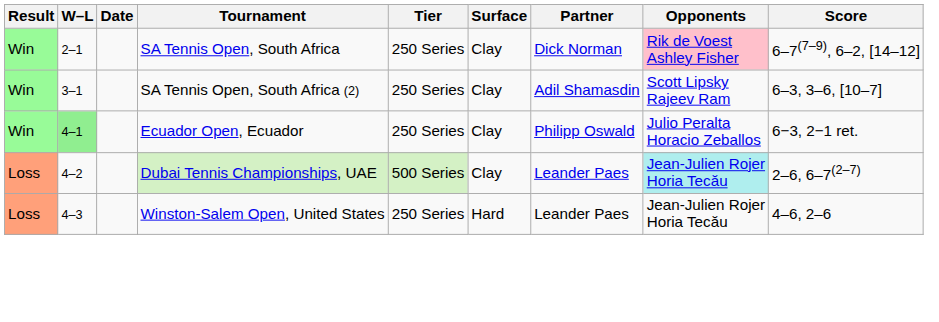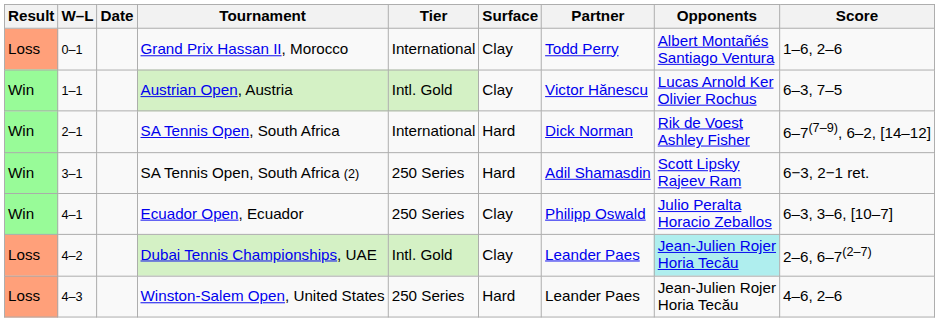+ row: (244, 49)
+ row: (217, 90)
(428, 49) 250 Series -> (434, 131) International
(487, 49) Clay -> (499, 131) Hard
(693, 49) pink background -> (704, 131) no background
(487, 90) Clay -> (499, 172) Hard
(827, 90) 6–3, 3–6, [10–7] -> (826, 172) 6−3, 2−1 ret.
(72, 132) lightgreen background -> (72, 214) no background
(815, 131) 6−3, 2−1 ret. -> (838, 214) 6–3, 3–6, [10–7]
(428, 172) 500 Series -> (422, 255) Intl. Gold
